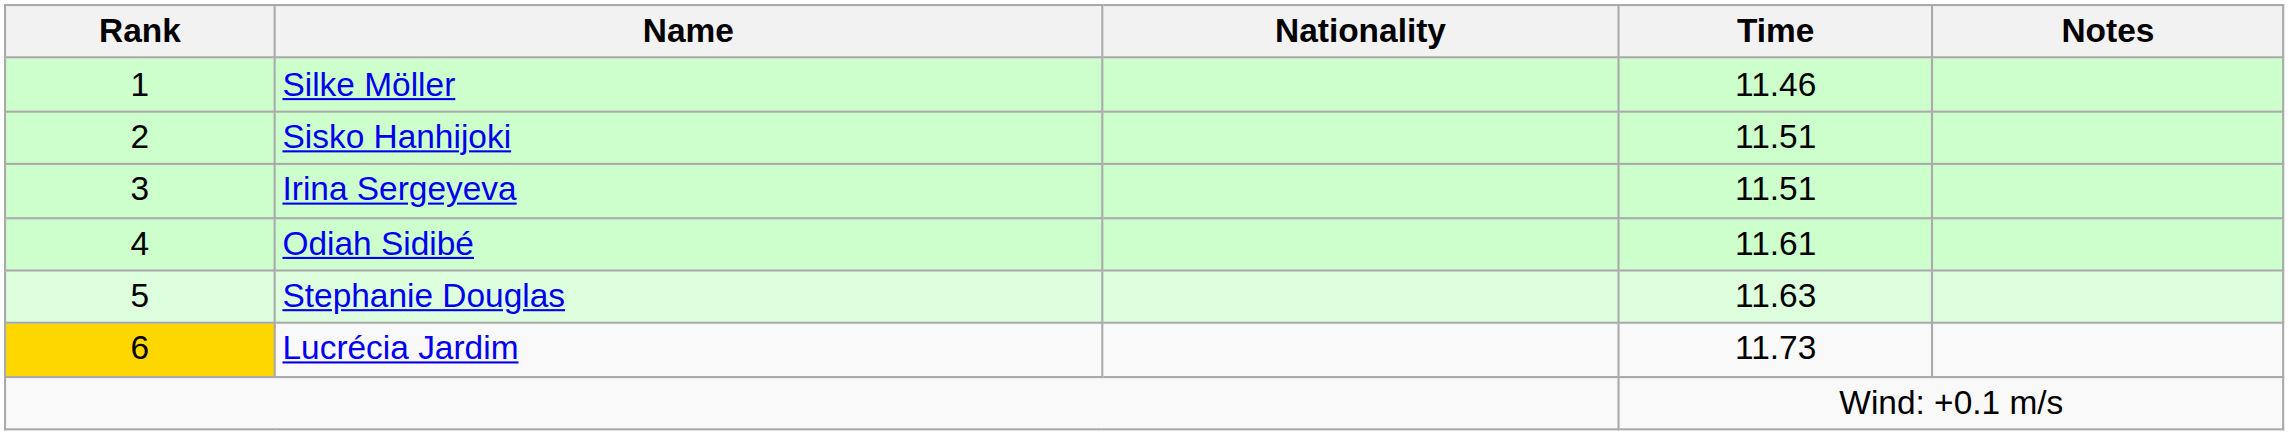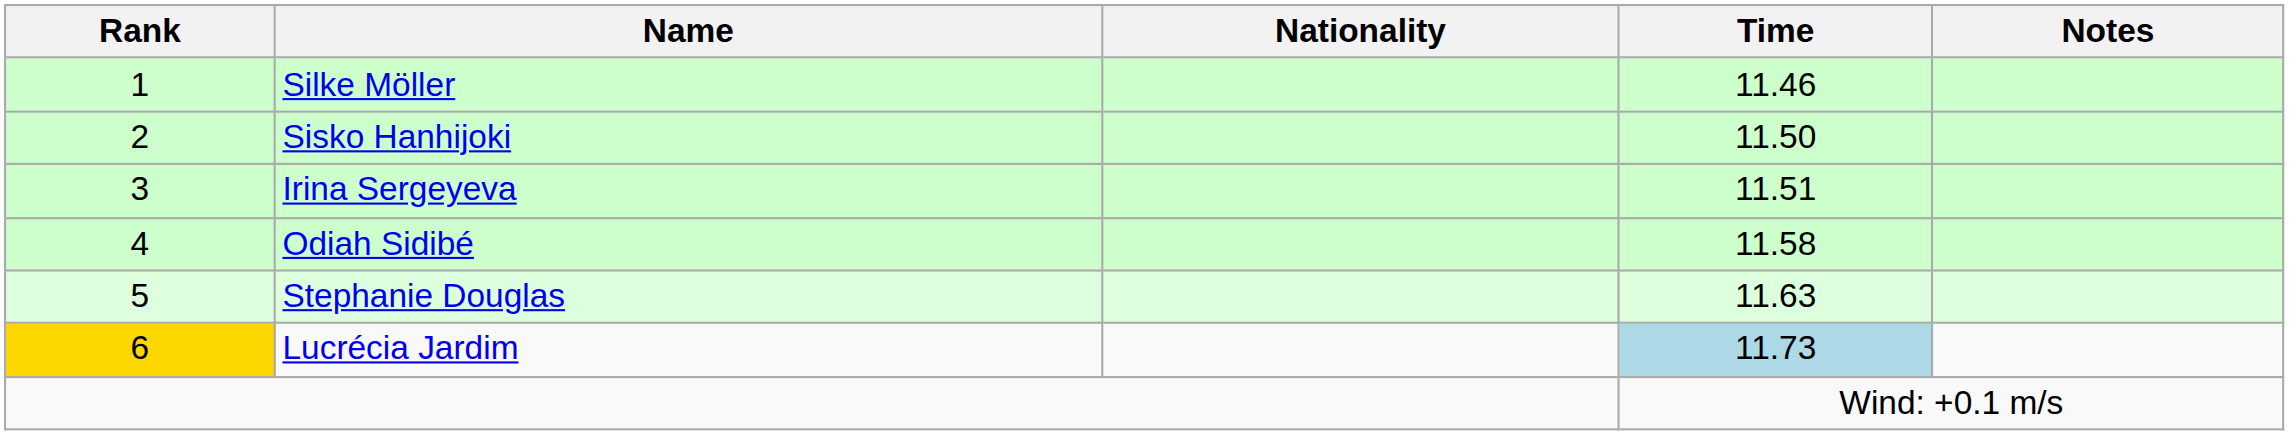(1776, 137) 11.51 -> (1776, 137) 11.50
(1776, 243) 11.61 -> (1776, 243) 11.58
(1776, 349) no background -> (1776, 349) lightblue background
